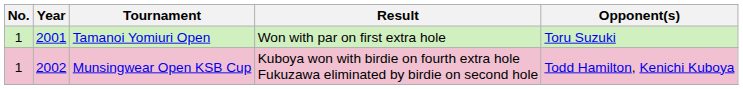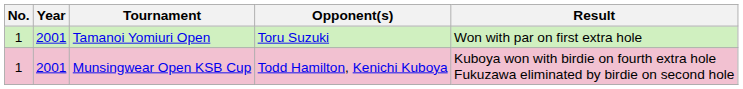columns swapped: (639, 15) <-> (398, 15)
(51, 66) 2002 -> (51, 66) 2001
